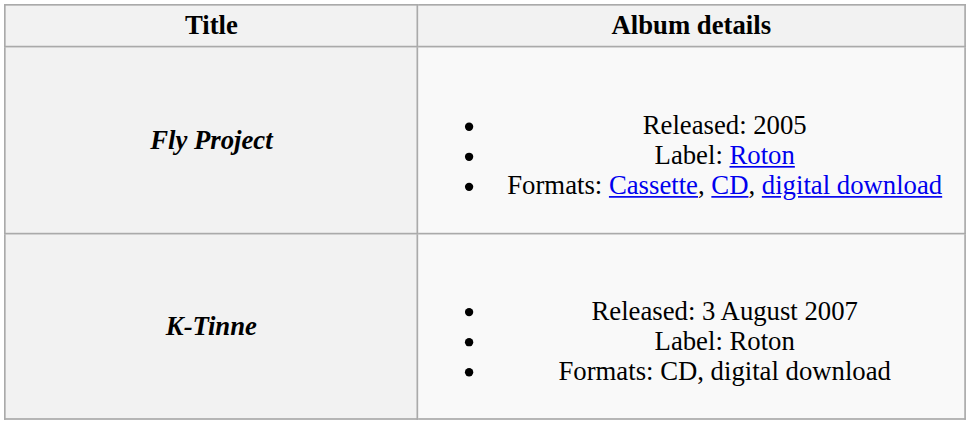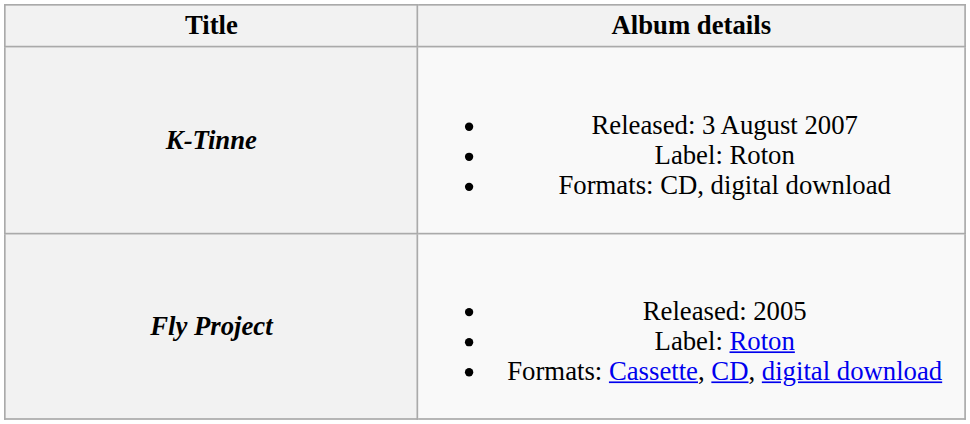rows swapped: (211, 139) <-> (211, 325)
